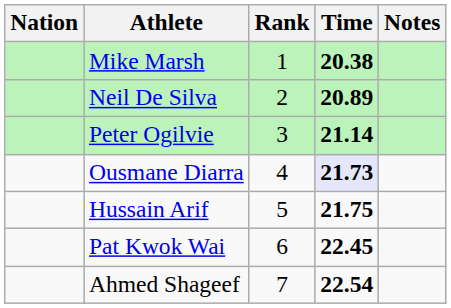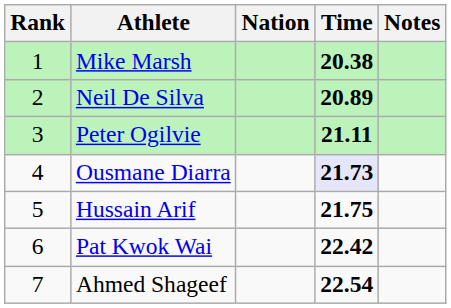columns swapped: (282, 23) <-> (44, 23)
(347, 135) 21.14 -> (347, 135) 21.11
(347, 246) 22.45 -> (347, 246) 22.42
